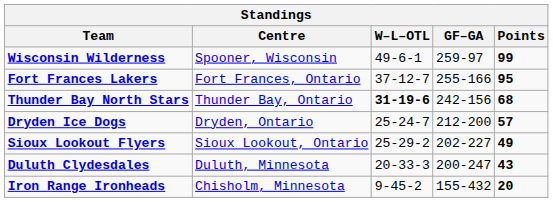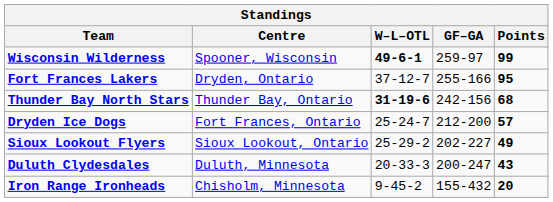(398, 58) normal -> (398, 58) bold
(278, 79) Fort Frances, Ontario -> (254, 79) Dryden, Ontario
(254, 122) Dryden, Ontario -> (278, 122) Fort Frances, Ontario
